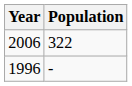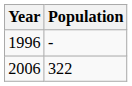rows swapped: (24, 68) <-> (24, 42)
